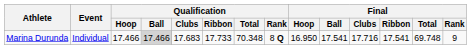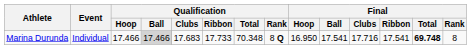(427, 38) normal -> (427, 38) bold
(455, 38) 9 -> (455, 38) 8
